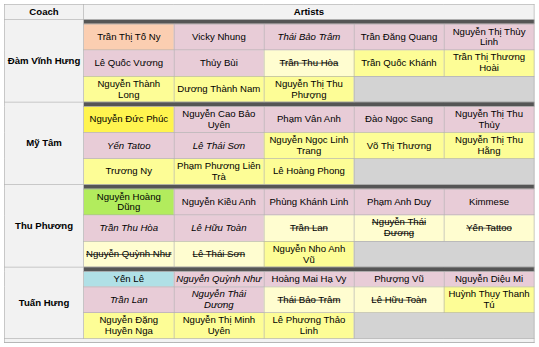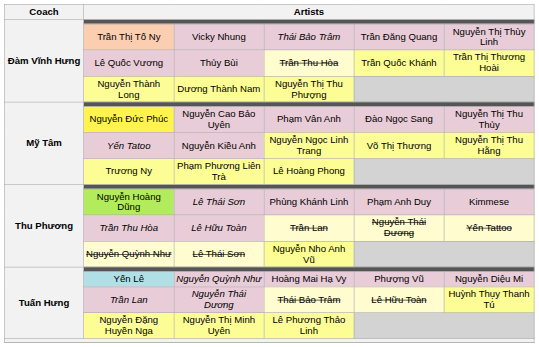(219, 145) Lê Thái Sơn -> (219, 145) Nguyễn Kiều Anh
(219, 202) Nguyễn Kiều Anh -> (219, 202) Lê Thái Sơn
